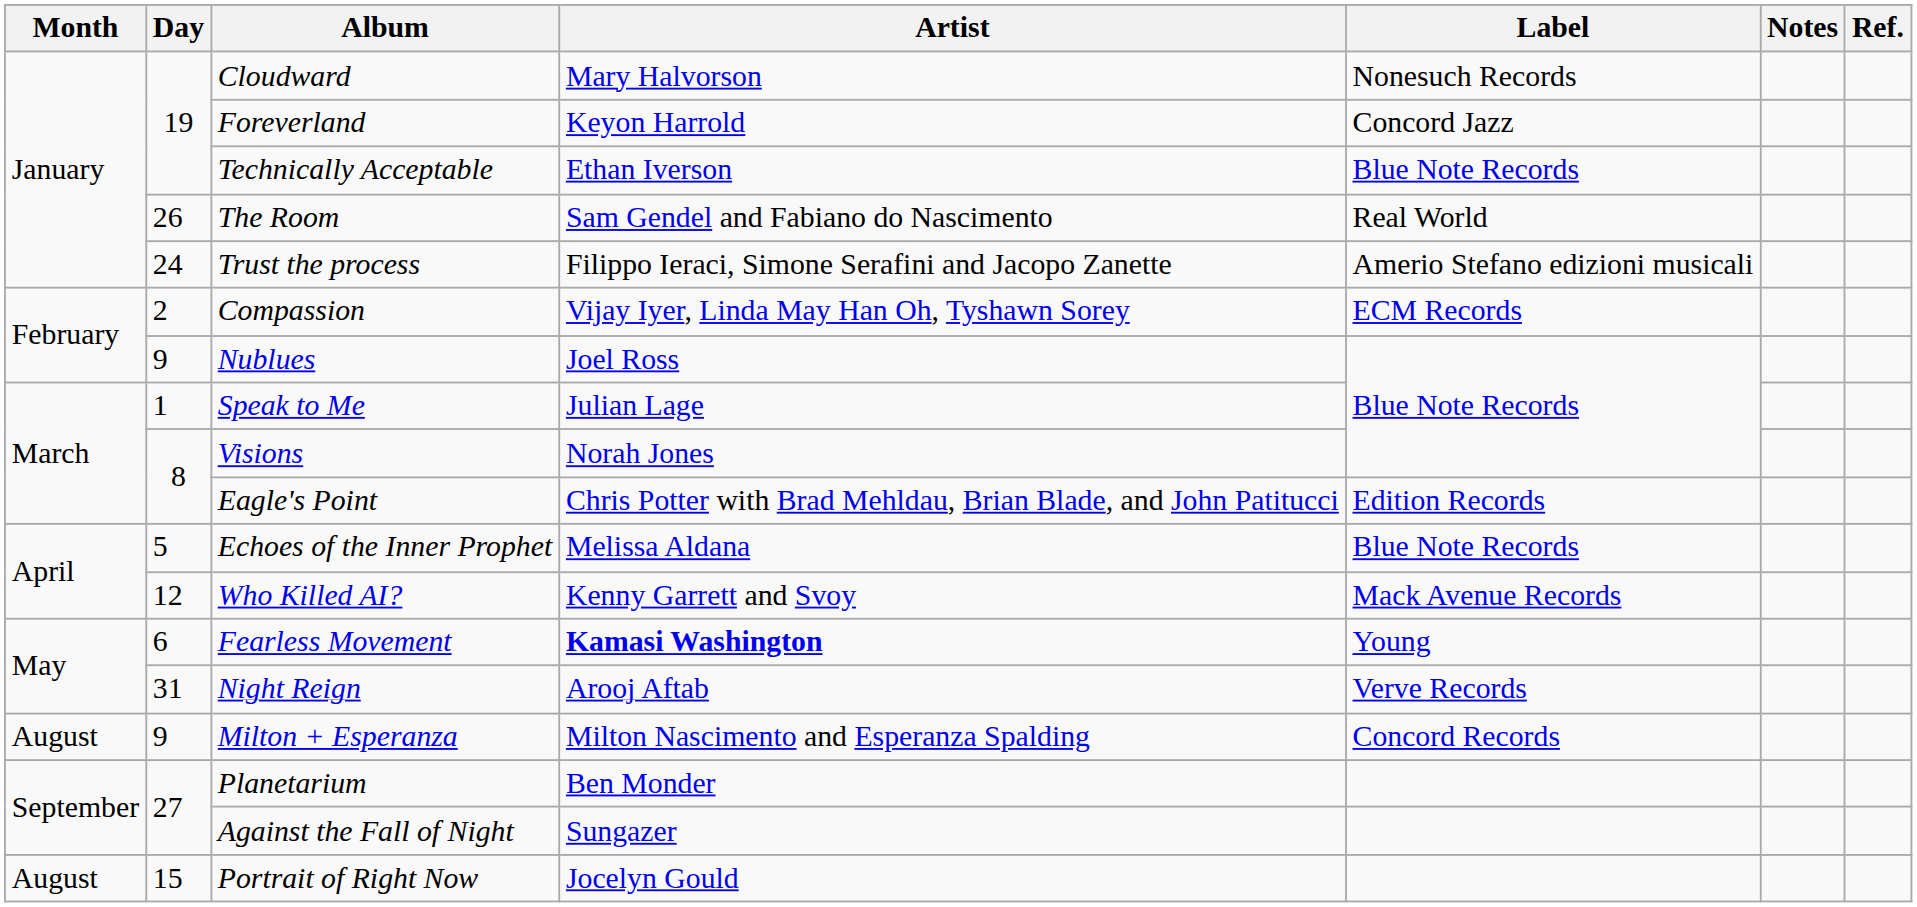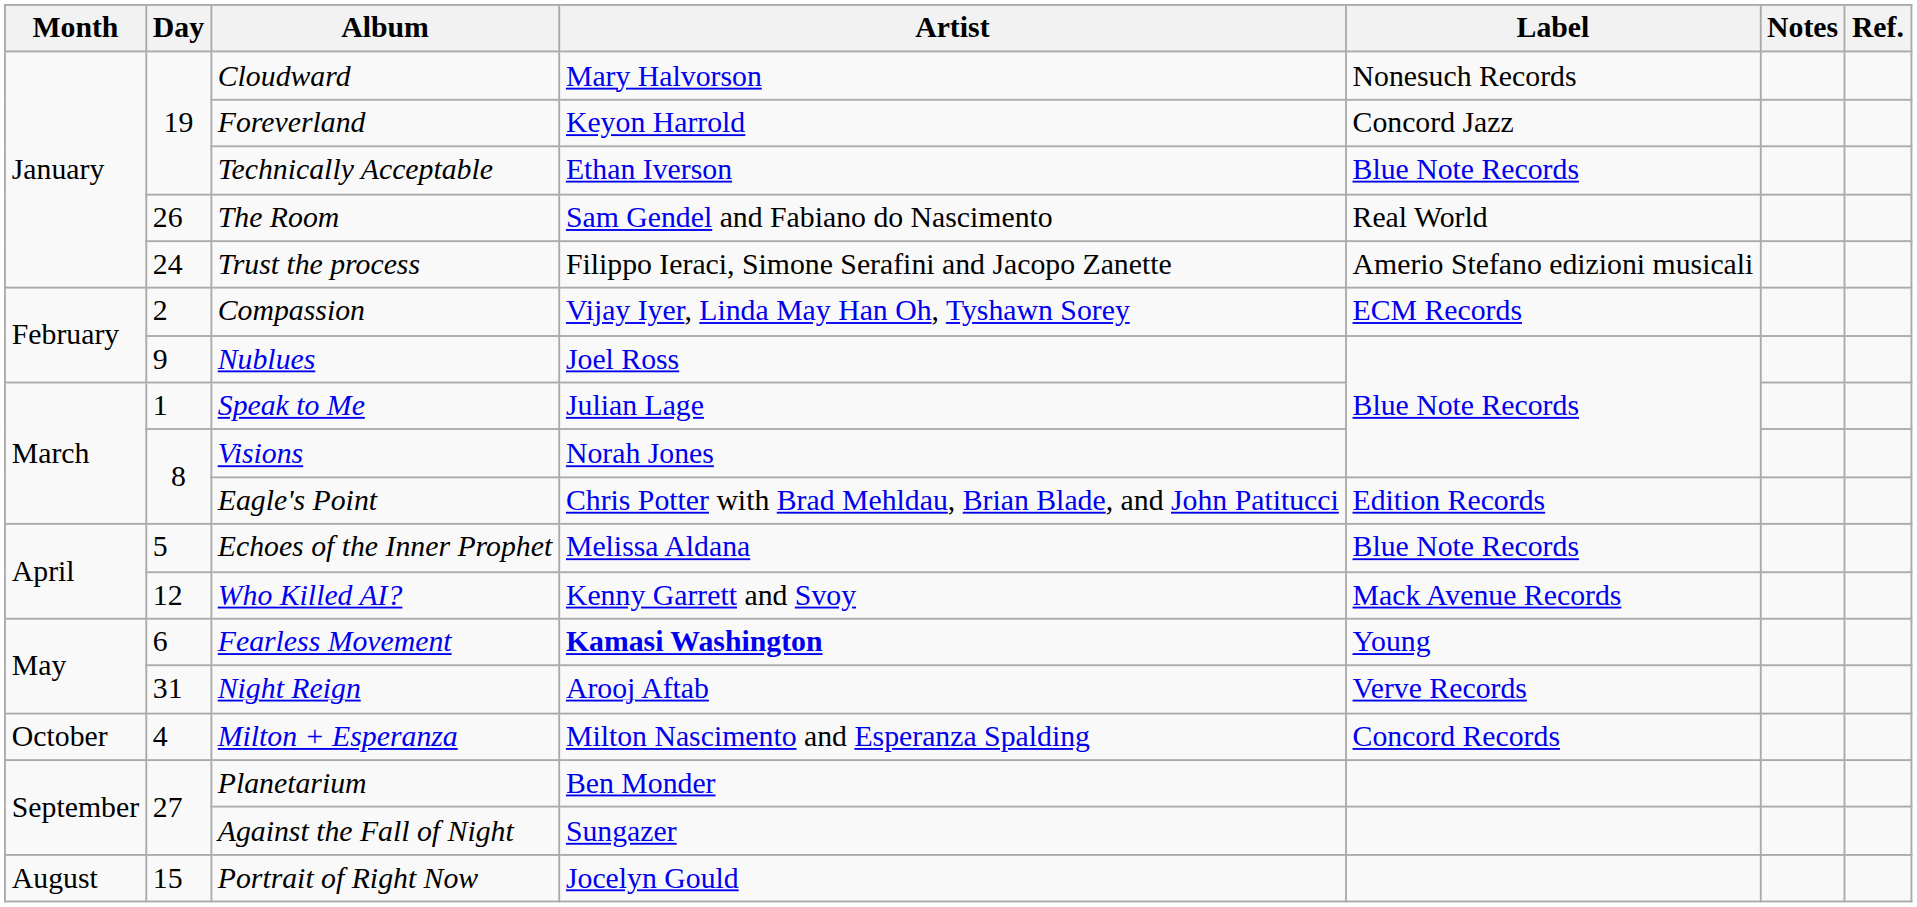(55, 736) August -> (60, 736) October
(160, 736) 9 -> (160, 736) 4
